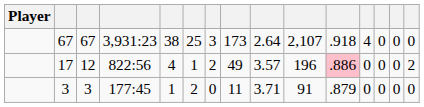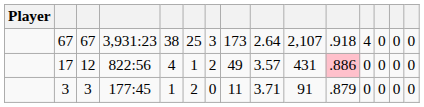(305, 65) 196 -> (305, 65) 431
(411, 65) 2 -> (411, 65) 0
